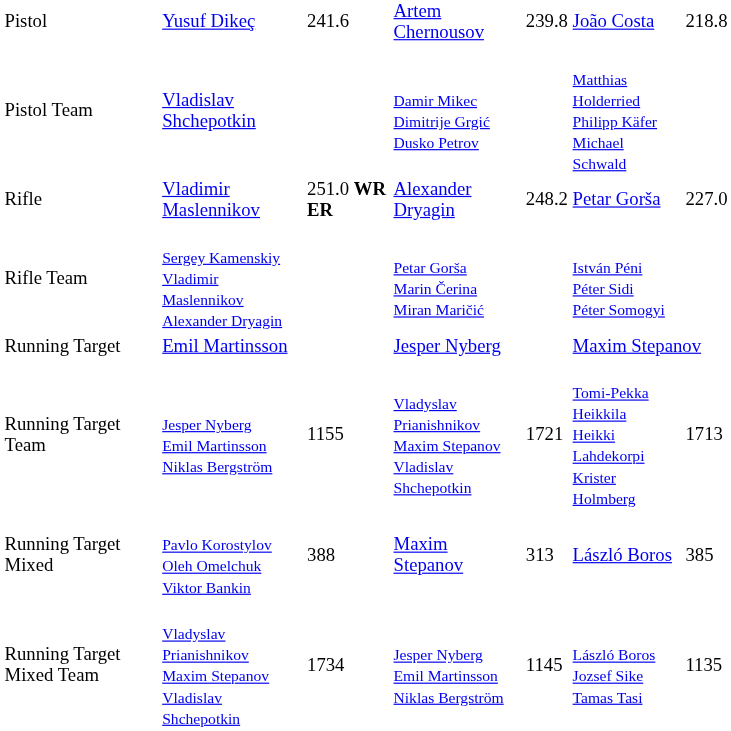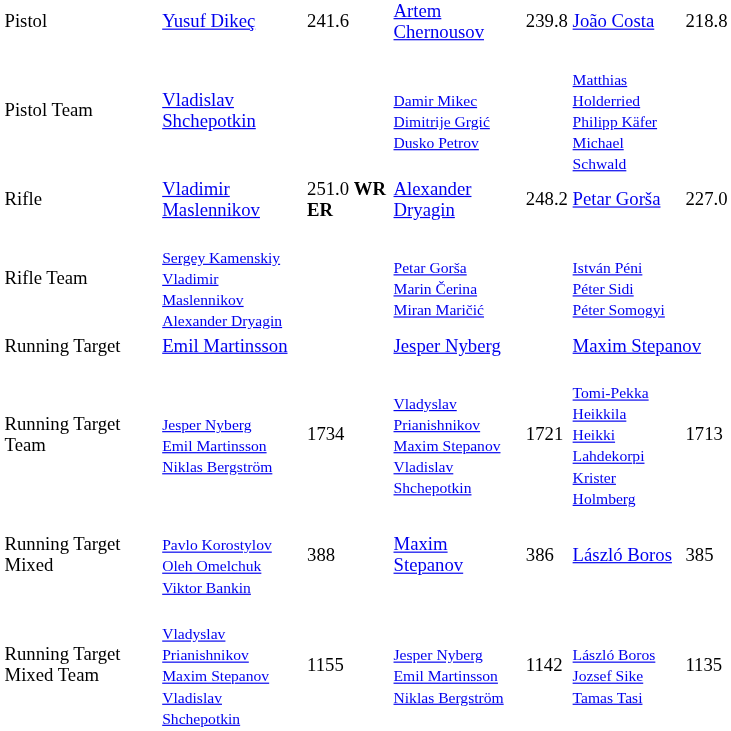(325, 434) 1155 -> (326, 434) 1734
(540, 555) 313 -> (540, 555) 386
(326, 664) 1734 -> (325, 664) 1155
(544, 664) 1145 -> (544, 664) 1142
